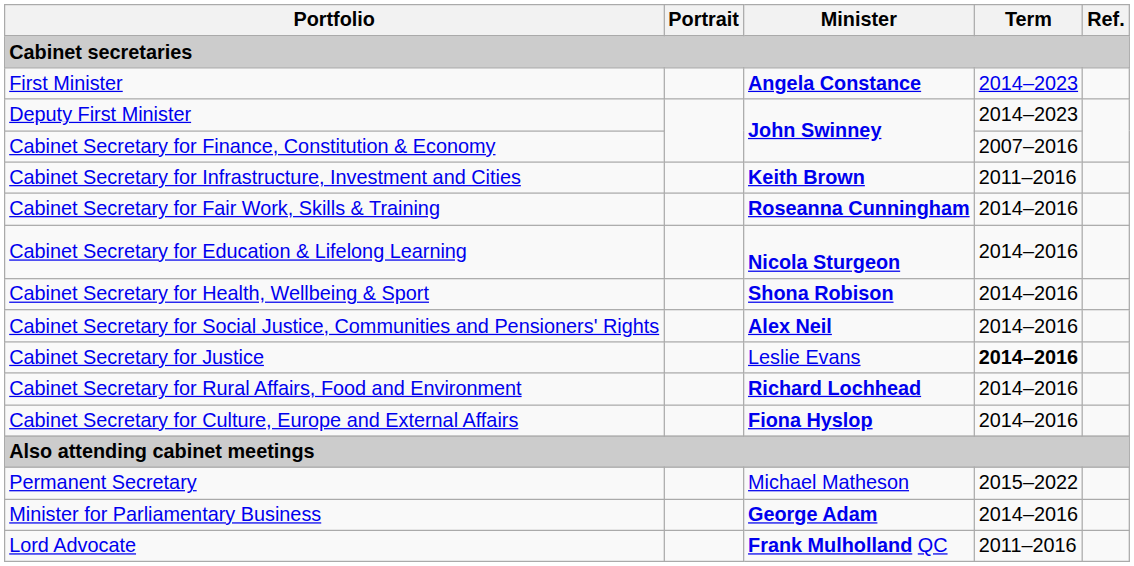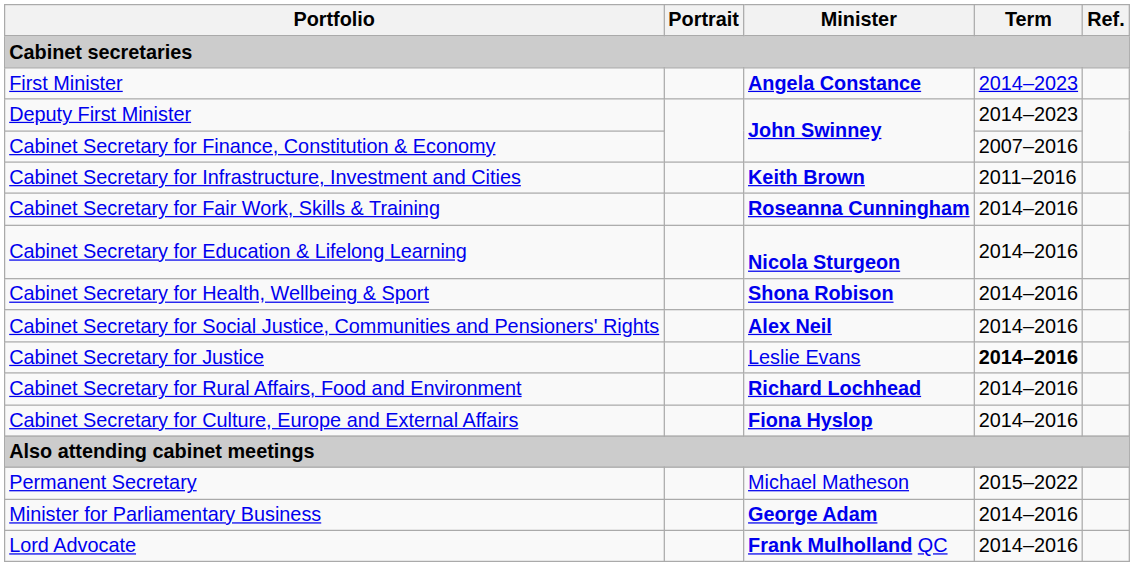(1028, 545) 2011–2016 -> (1028, 545) 2014–2016
